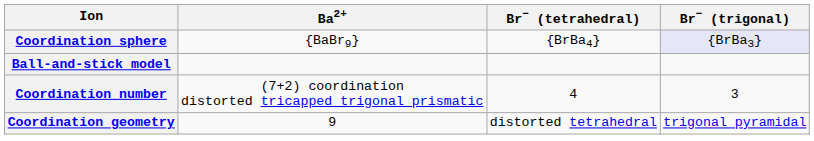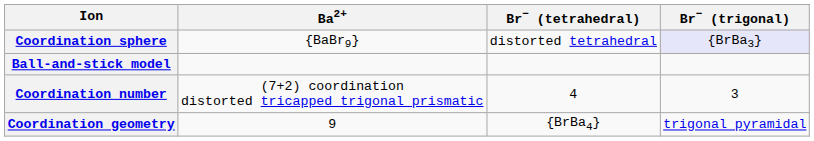(573, 42) {BrBa4} -> (573, 42) distorted tetrahedral
(573, 123) distorted tetrahedral -> (573, 124) {BrBa4}
